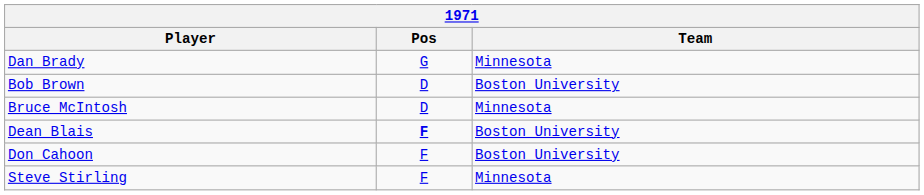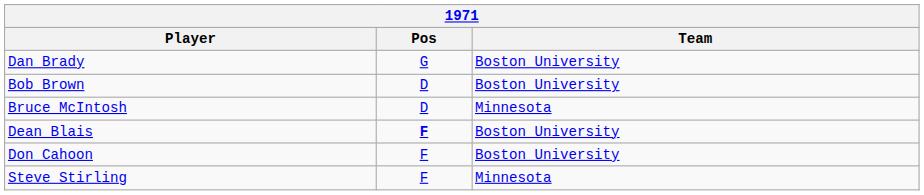(513, 62) Minnesota -> (547, 62) Boston University
